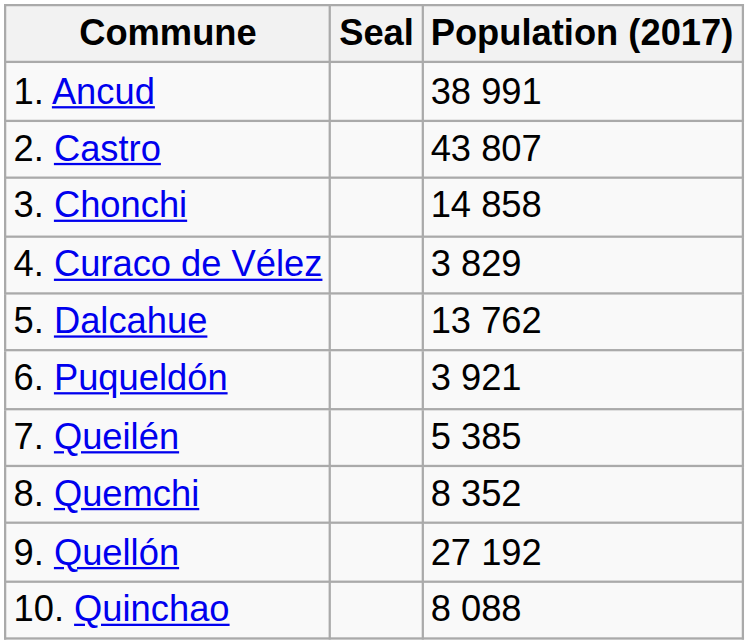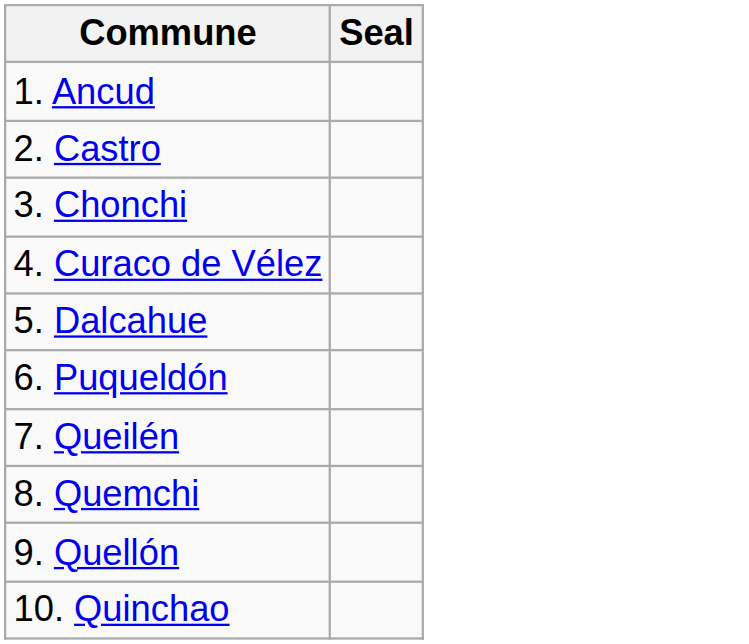- column: (582, 33)
